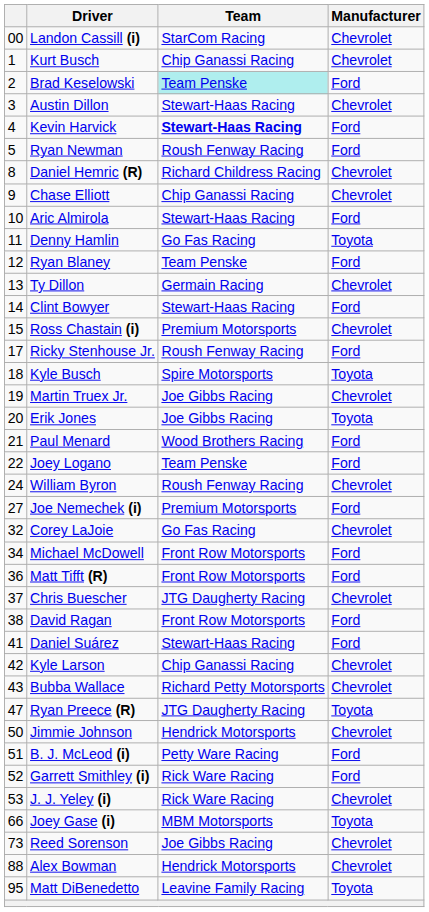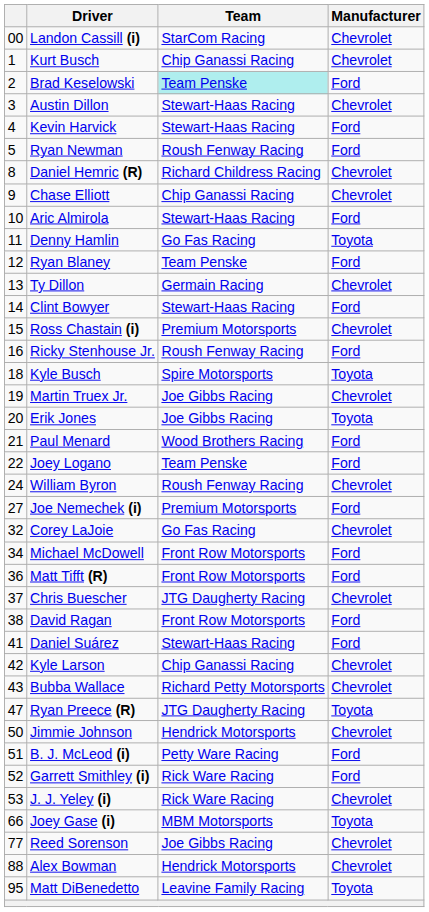(232, 128) bold -> (228, 128) normal
(16, 352) 17 -> (16, 352) 16
(16, 844) 73 -> (16, 844) 77
